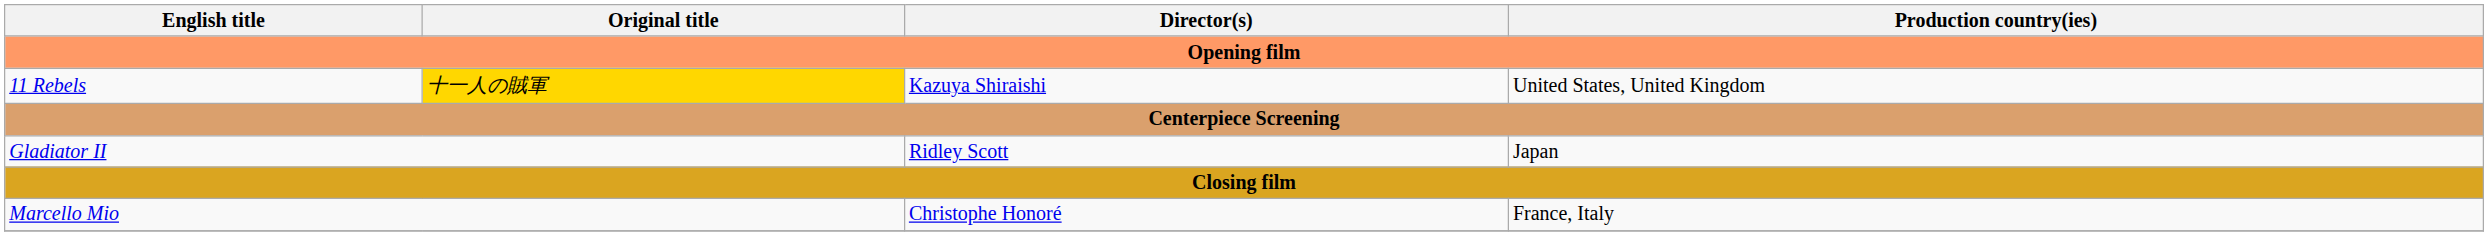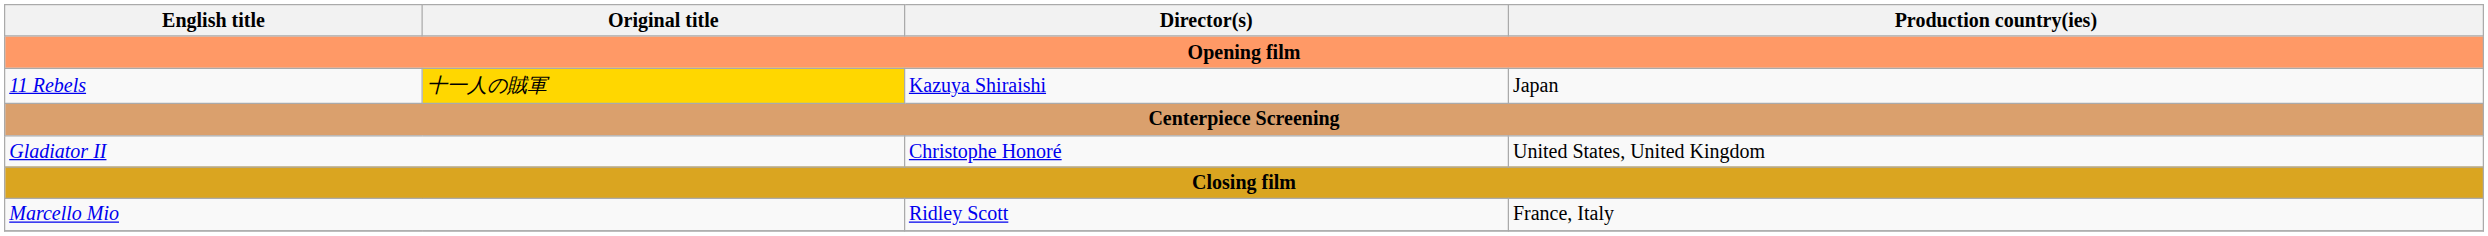(1639, 85) United States, United Kingdom -> (1536, 85) Japan
(959, 150) Ridley Scott -> (985, 150) Christophe Honoré
(1536, 150) Japan -> (1639, 150) United States, United Kingdom
(985, 214) Christophe Honoré -> (959, 214) Ridley Scott
